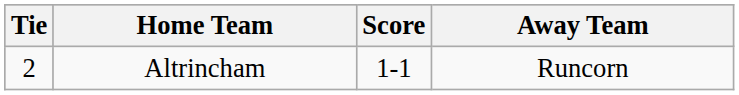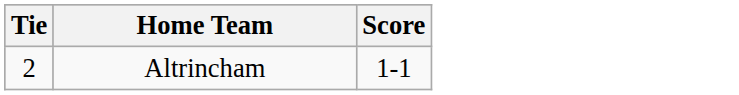- column: (583, 25)
